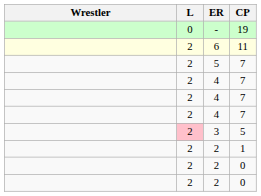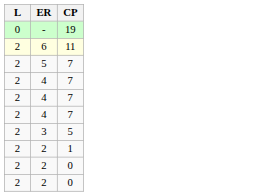- column: (91, 13)
(190, 132) pink background -> (18, 132) no background
